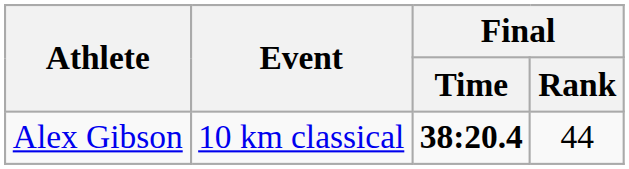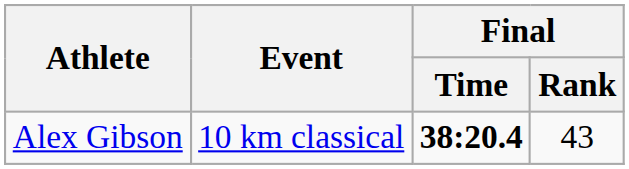(577, 137) 44 -> (577, 137) 43
